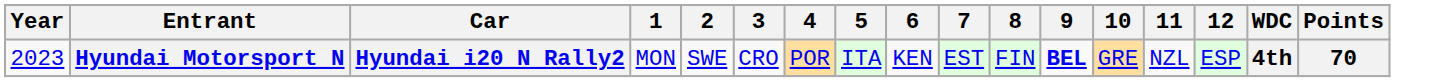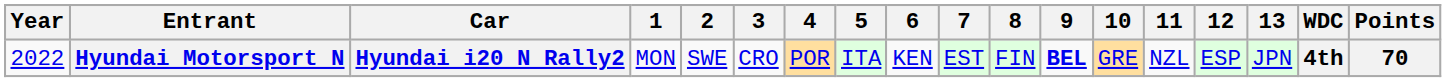+ column: (1272, 23)
(37, 58) 2023 -> (37, 58) 2022
